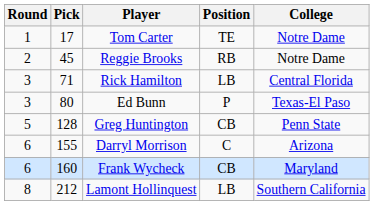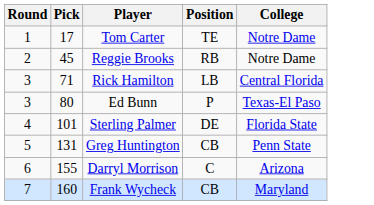+ row: (133, 124)
(67, 124) 128 -> (67, 146) 131
(27, 168) 6 -> (27, 189) 7
- row: (141, 189)
